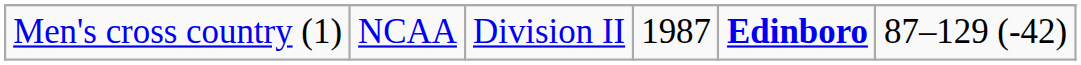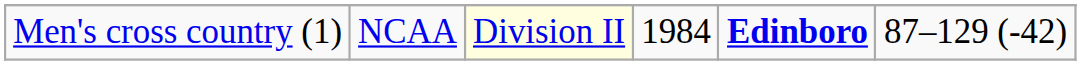(549, 32) no background -> (549, 32) lightyellow background
(676, 32) 1987 -> (676, 32) 1984
